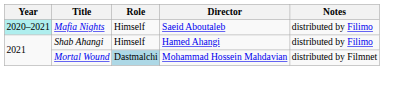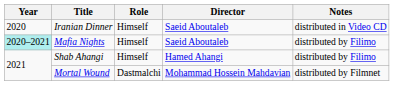+ row: (83, 27)
(136, 57) lightblue background -> (139, 73) no background
